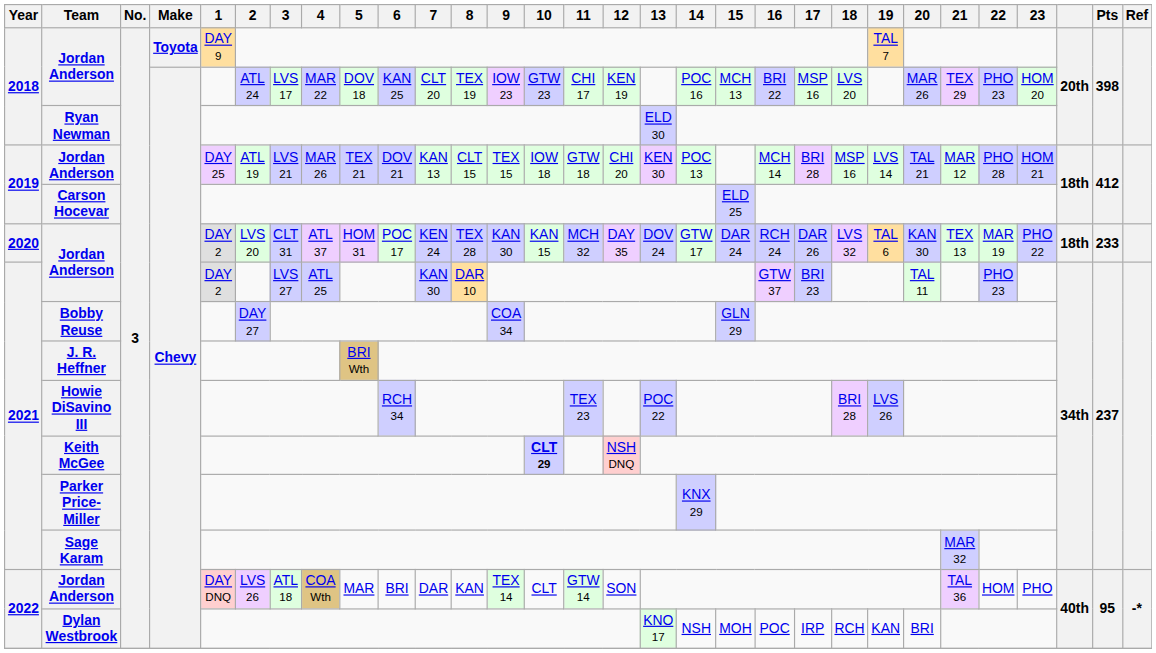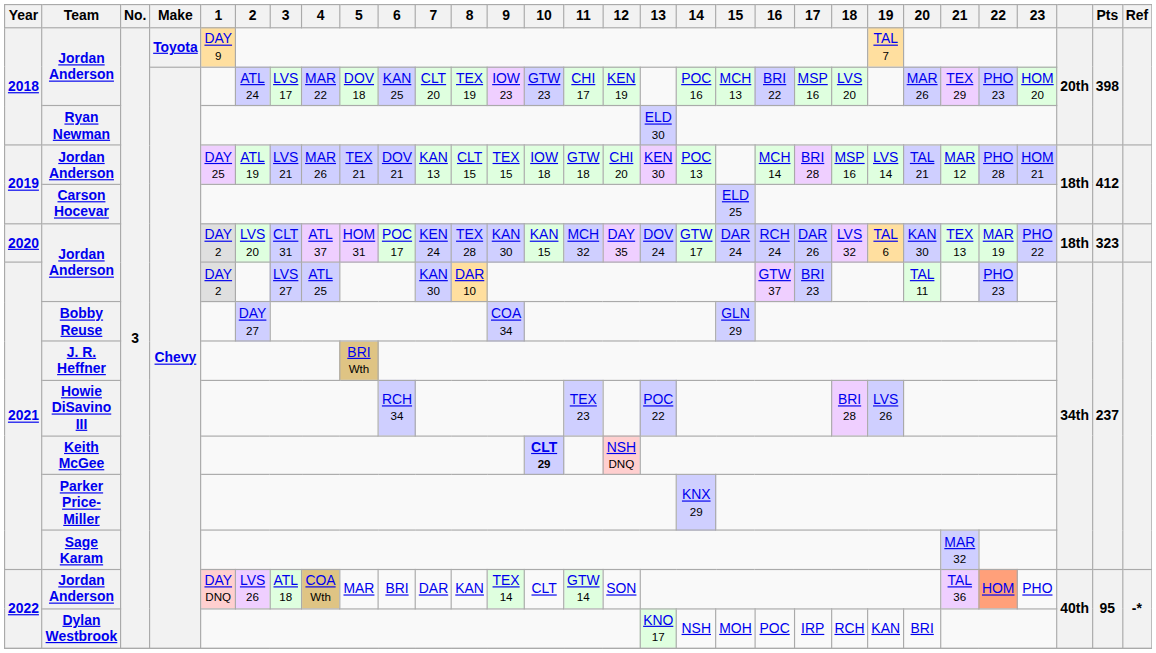(1107, 243) 233 -> (1107, 243) 323
(998, 589) no background -> (998, 589) lightsalmon background
